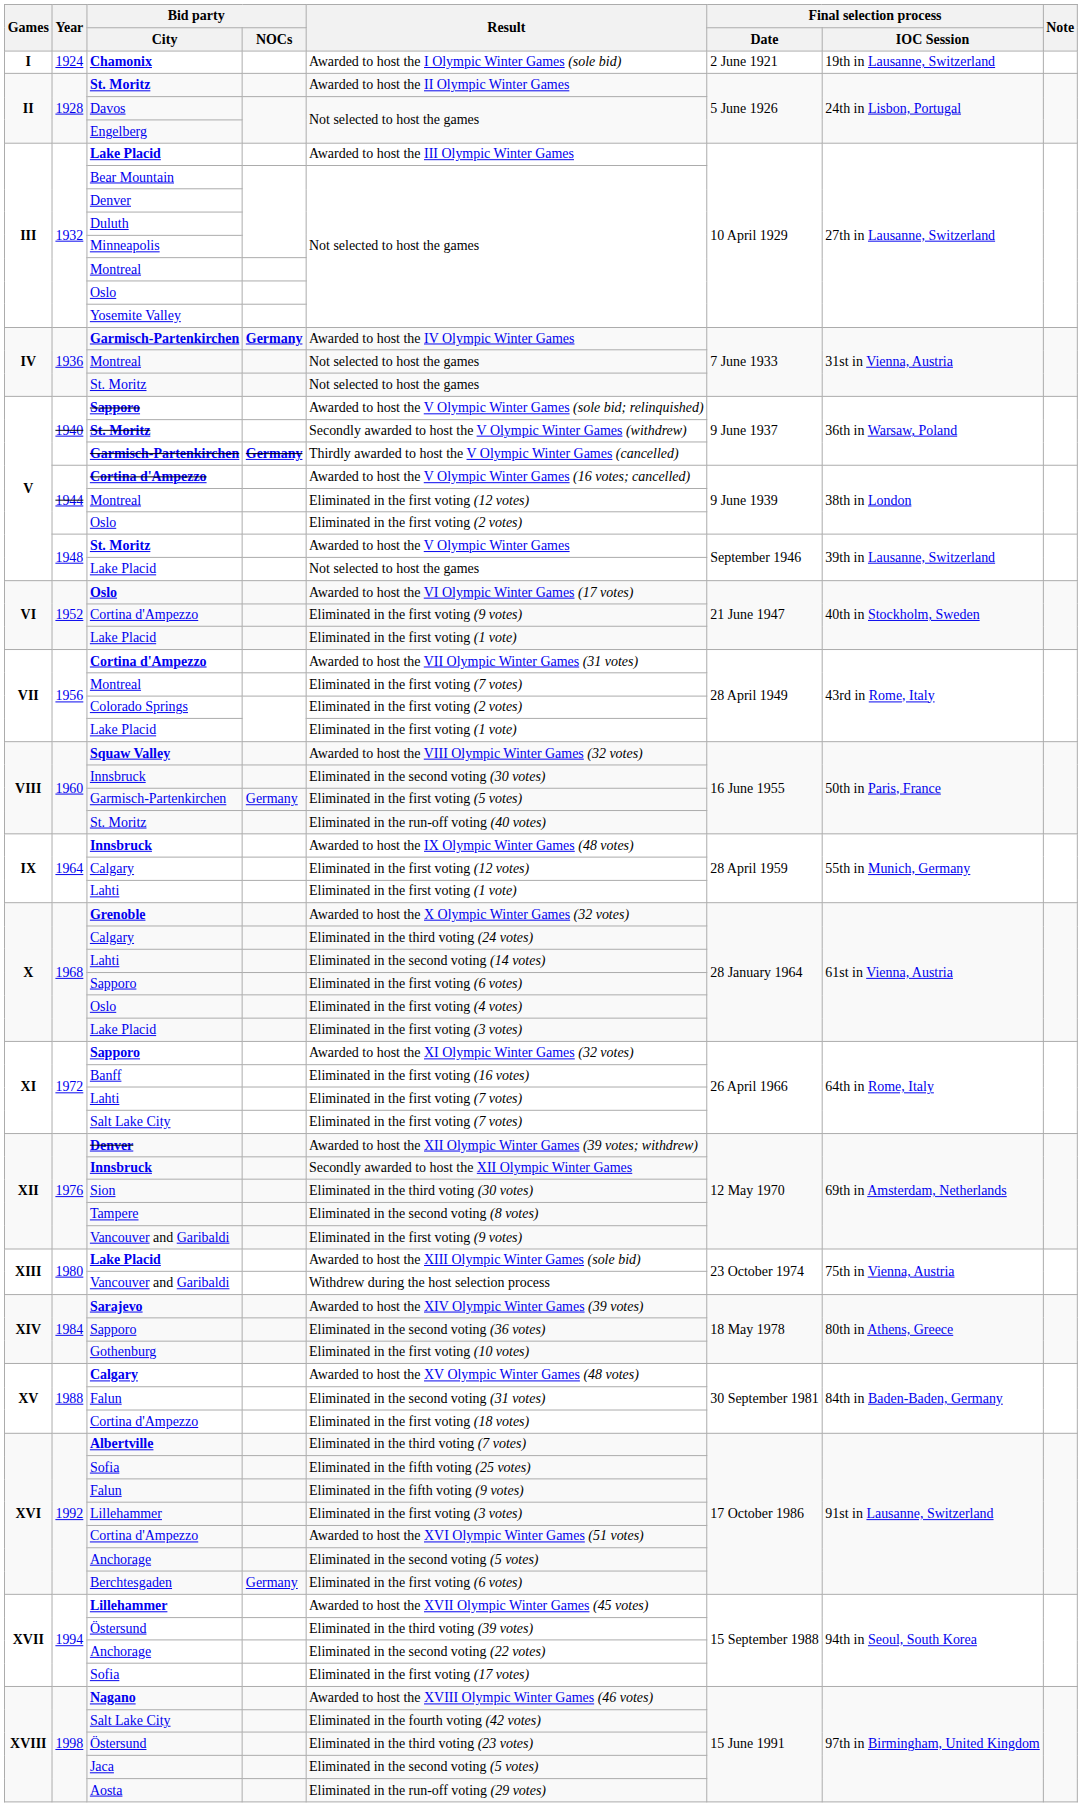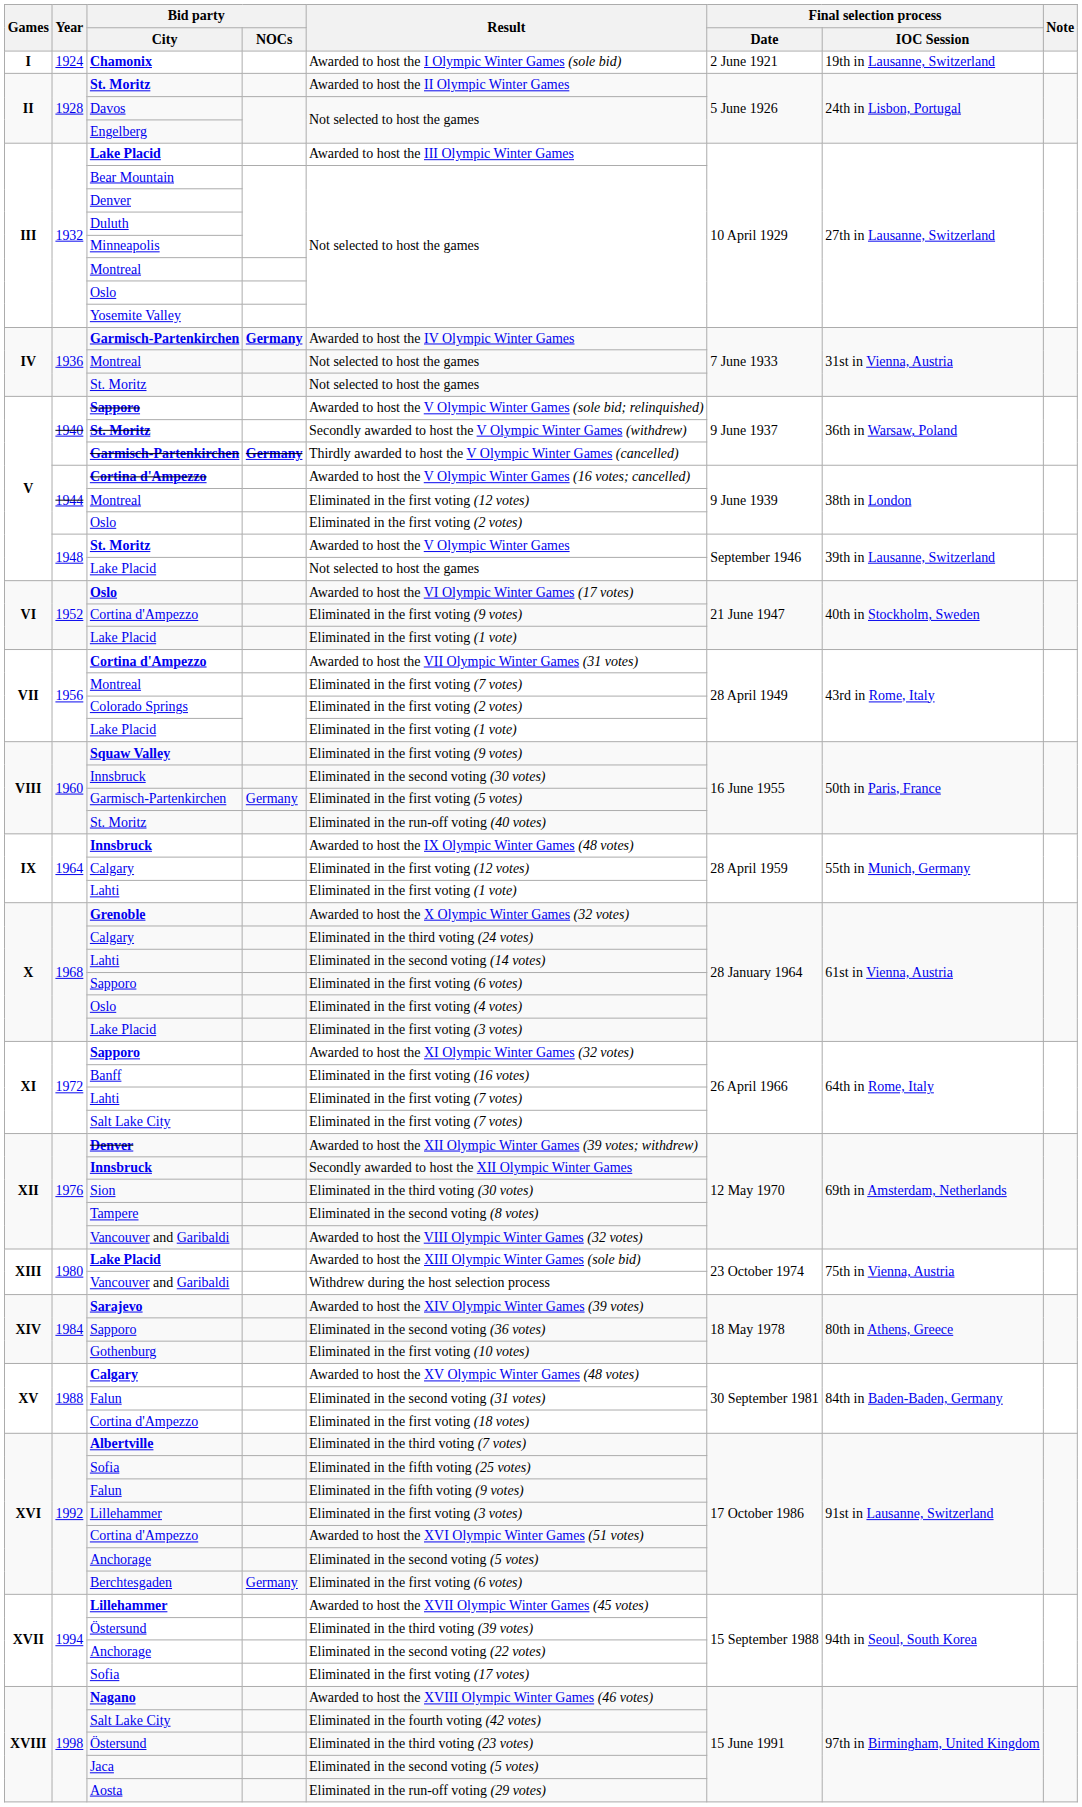(476, 753) Awarded to host the VIII Olympic Winter Games (32 votes) -> (416, 753) Eliminated in the first voting (9 votes)
(416, 1237) Eliminated in the first voting (9 votes) -> (476, 1237) Awarded to host the VIII Olympic Winter Games (32 votes)
